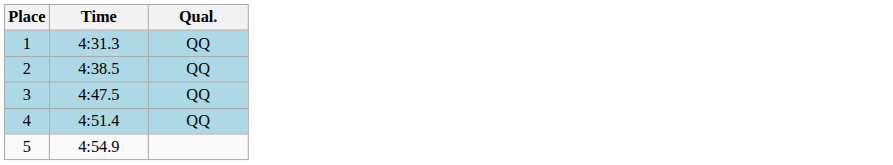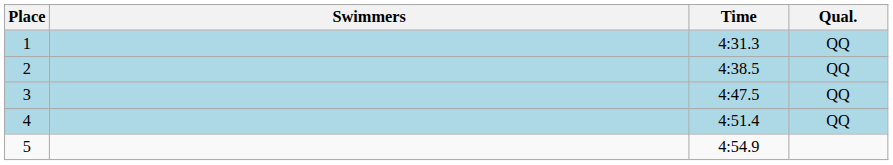+ column: (369, 17)
